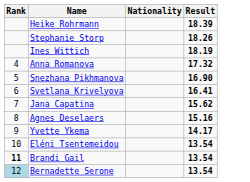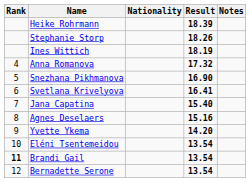+ column: (231, 11)
(200, 104) 15.62 -> (200, 104) 15.40
(200, 131) 14.17 -> (200, 131) 14.20
(16, 171) lightblue background -> (16, 171) no background
